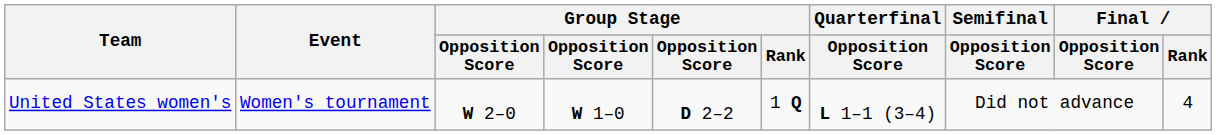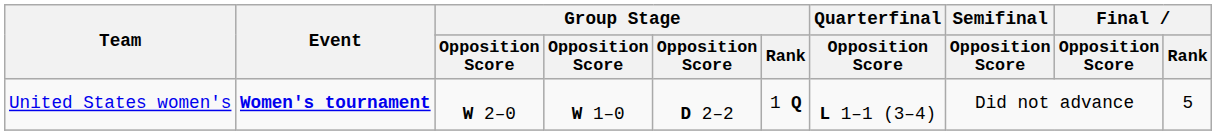(335, 104) normal -> (335, 104) bold
(1188, 104) 4 -> (1188, 104) 5
